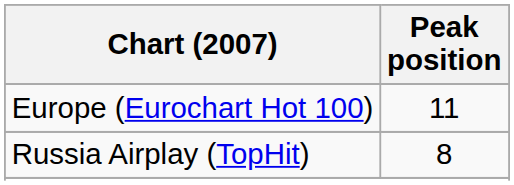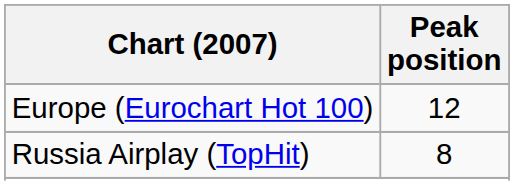(444, 107) 11 -> (444, 107) 12
